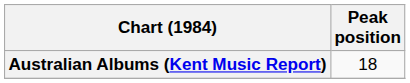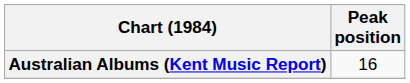(368, 64) 18 -> (368, 64) 16
